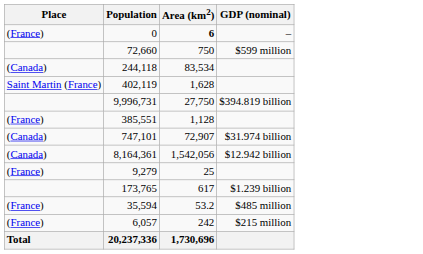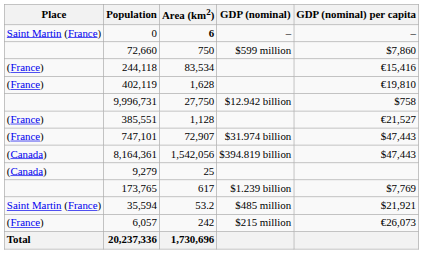+ column: (356, 14)
(25, 33) (France) -> (54, 33) Saint Martin (France)
(27, 67) (Canada) -> (25, 67) (France)
(54, 85) Saint Martin (France) -> (25, 85) (France)
(255, 102) $394.819 billion -> (258, 102) $12.942 billion
(27, 136) (Canada) -> (25, 136) (France)
(258, 154) $12.942 billion -> (255, 154) $394.819 billion
(25, 171) (France) -> (27, 171) (Canada)
(25, 205) (France) -> (54, 205) Saint Martin (France)
